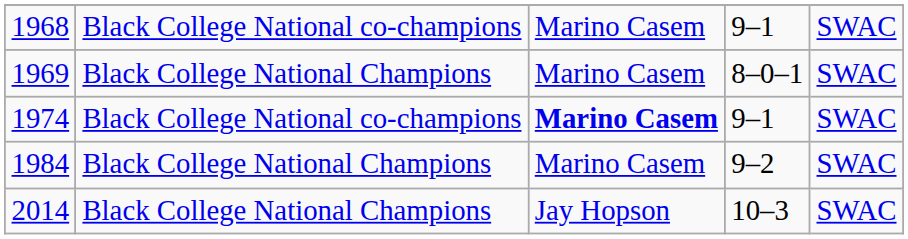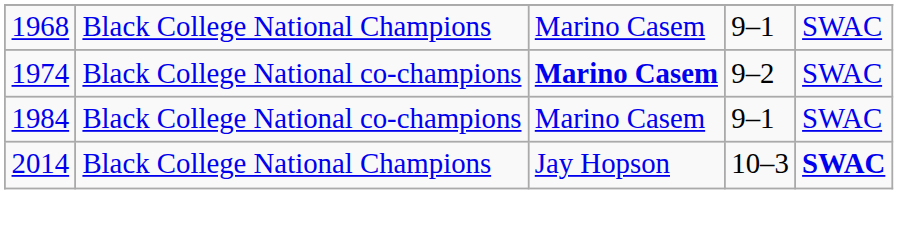(302, 27) Black College National co-champions -> (287, 27) Black College National Champions
- row: (40, 73)
(753, 118) 9–1 -> (753, 73) 9–2
(287, 164) Black College National Champions -> (302, 118) Black College National co-champions
(753, 164) 9–2 -> (753, 118) 9–1
(857, 210) normal -> (844, 164) bold
